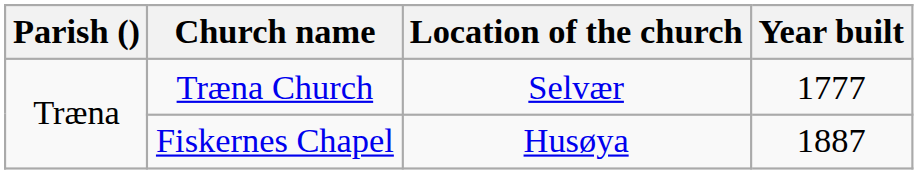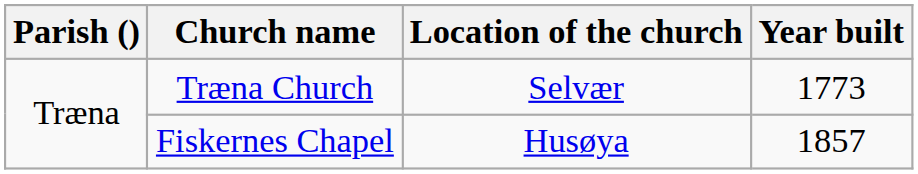(831, 86) 1777 -> (831, 86) 1773
(831, 140) 1887 -> (831, 140) 1857
